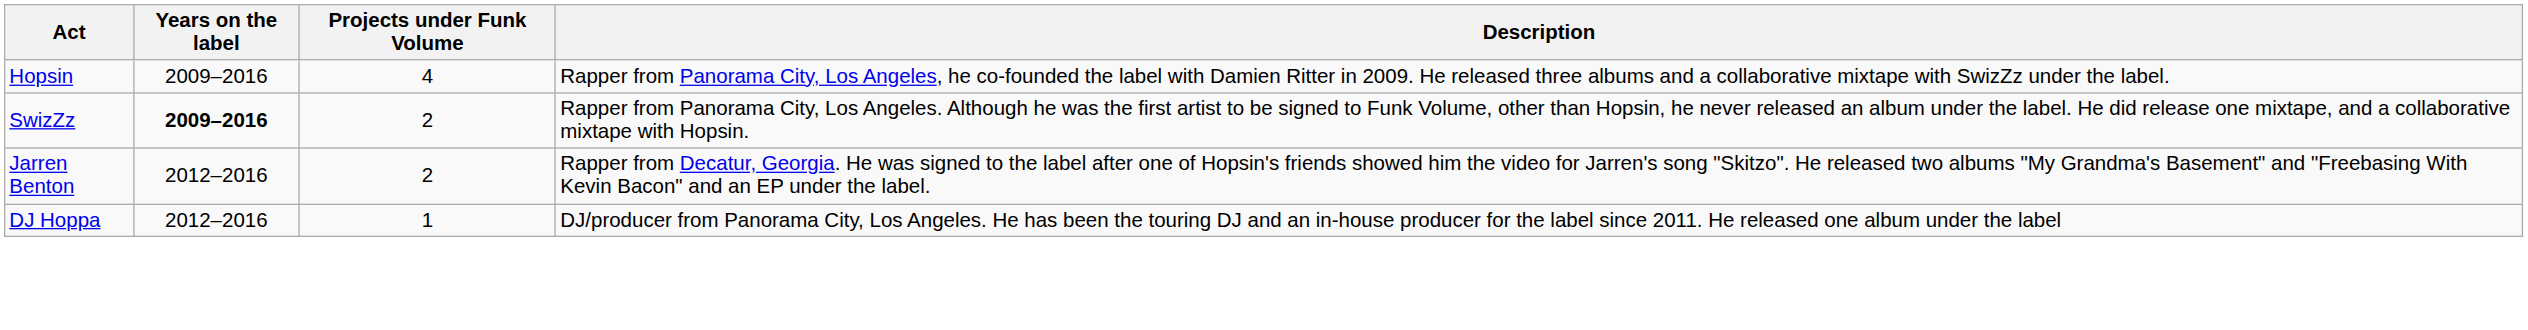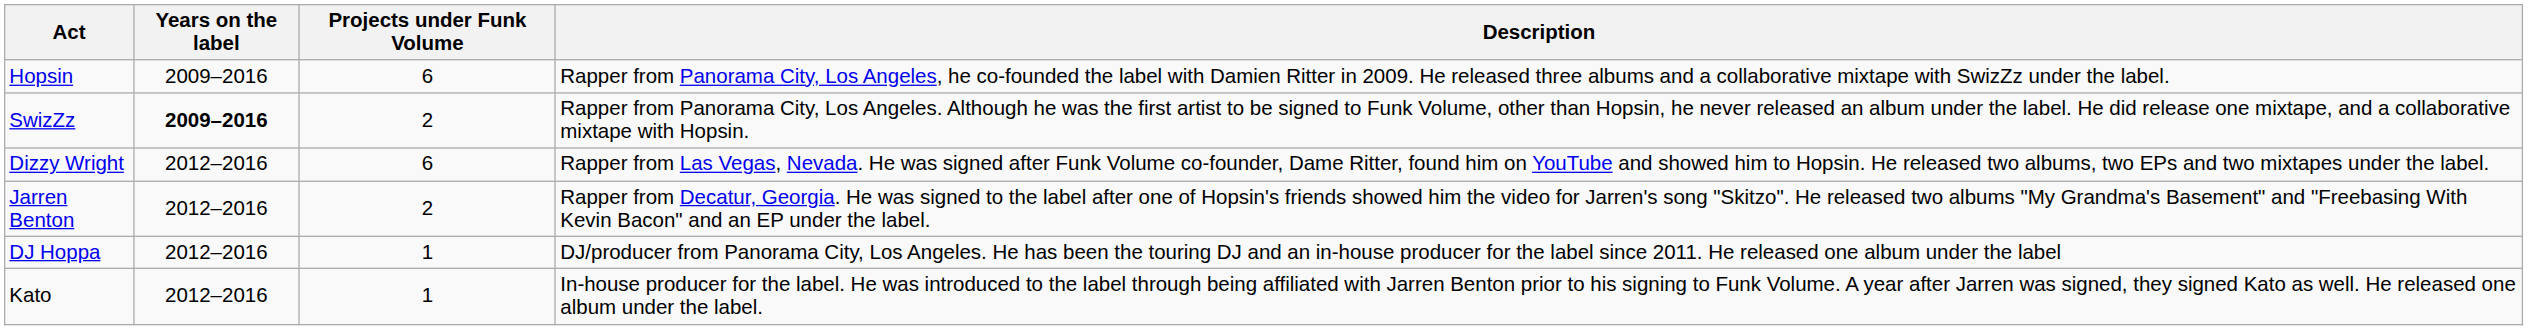(427, 76) 4 -> (427, 76) 6
+ row: (67, 164)
+ row: (30, 296)
